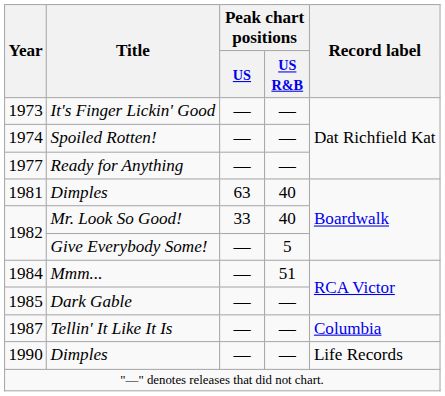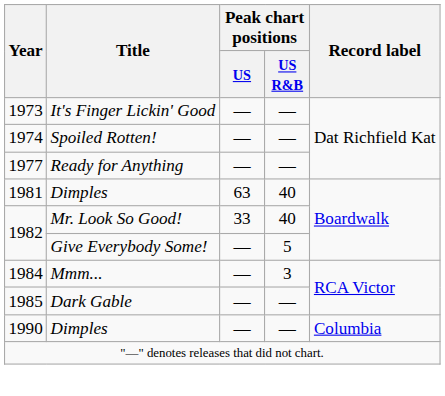(287, 273) 51 -> (287, 273) 3
- row: (26, 328)
(358, 355) Life Records -> (348, 328) Columbia
